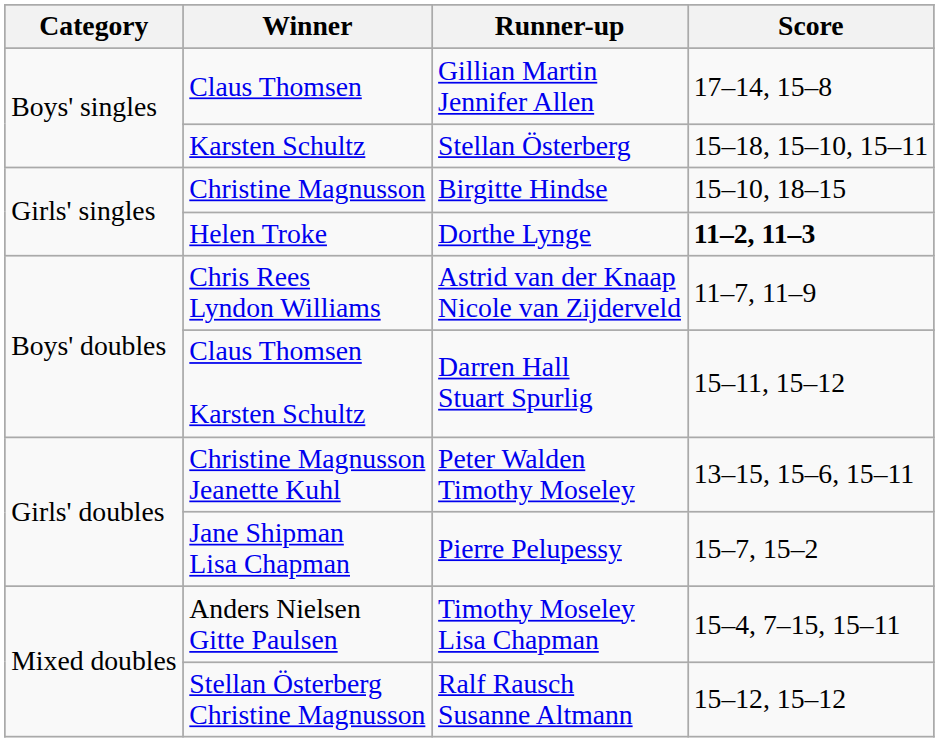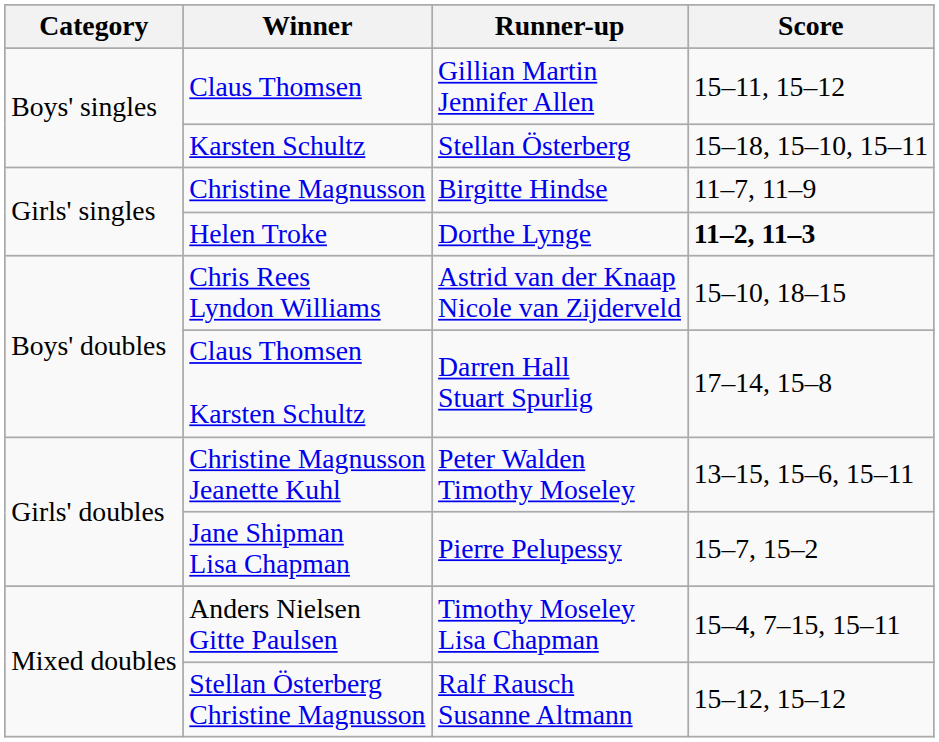(763, 85) 17–14, 15–8 -> (769, 85) 15–11, 15–12
(770, 189) 15–10, 18–15 -> (755, 189) 11–7, 11–9
(755, 292) 11–7, 11–9 -> (770, 292) 15–10, 18–15
(769, 383) 15–11, 15–12 -> (763, 383) 17–14, 15–8
